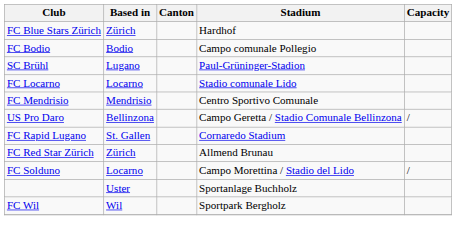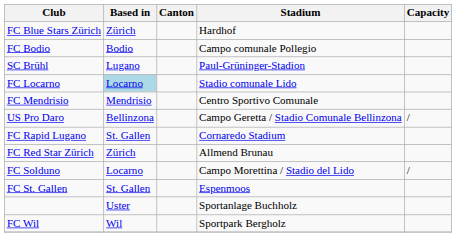(125, 83) no background -> (125, 83) lightblue background
+ row: (37, 188)
